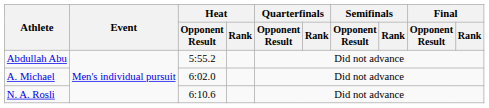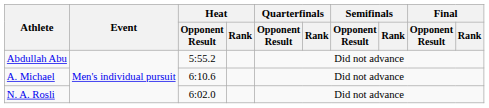(202, 77) 6:02.0 -> (202, 77) 6:10.6
(202, 94) 6:10.6 -> (202, 94) 6:02.0
